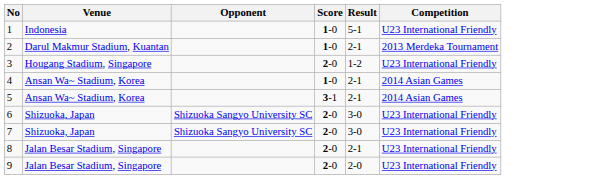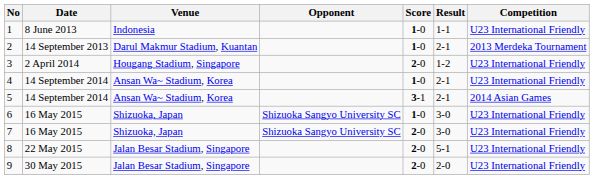+ column: (67, 13)
(355, 30) 5-1 -> (443, 30) 1-1
(422, 81) 2014 Asian Games -> (528, 81) U23 International Friendly
(330, 115) 2-0 -> (418, 115) 1-0
(355, 149) 2-1 -> (443, 149) 5-1
